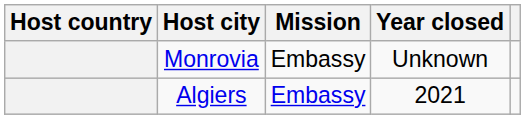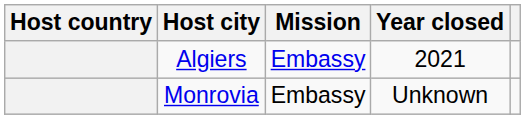rows swapped: (211, 95) <-> (211, 59)
